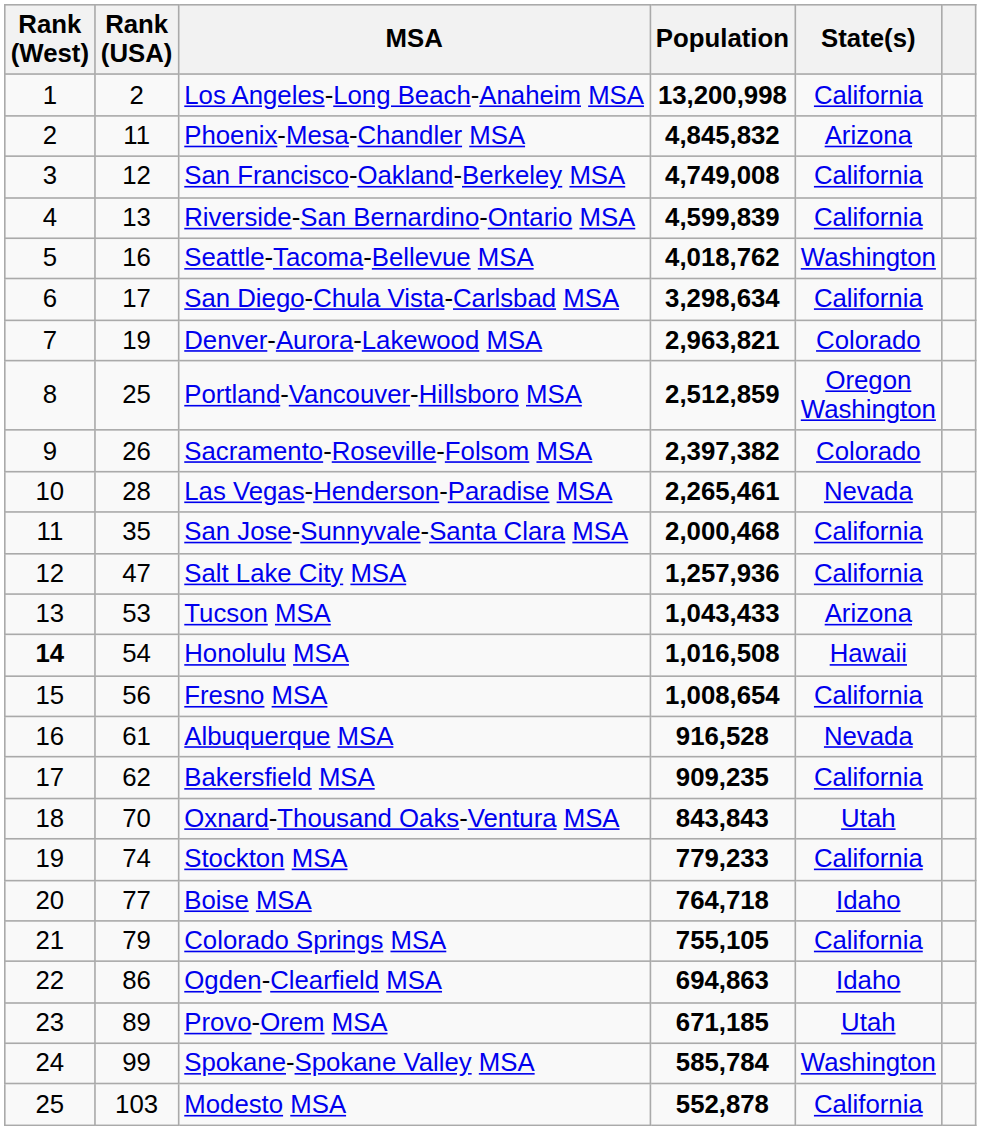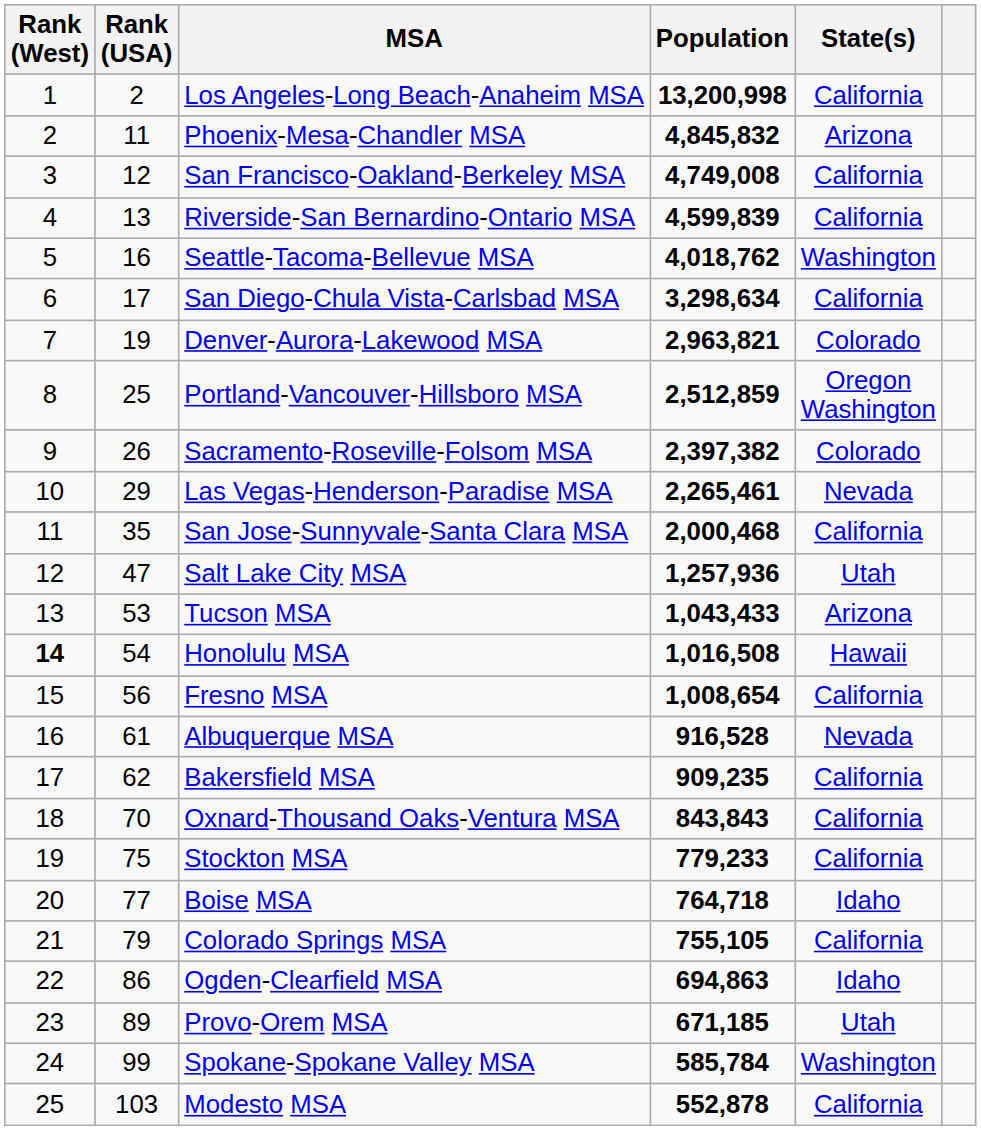(137, 491) 28 -> (137, 491) 29
(868, 573) California -> (868, 573) Utah
(868, 818) Utah -> (868, 818) California
(137, 859) 74 -> (137, 859) 75
